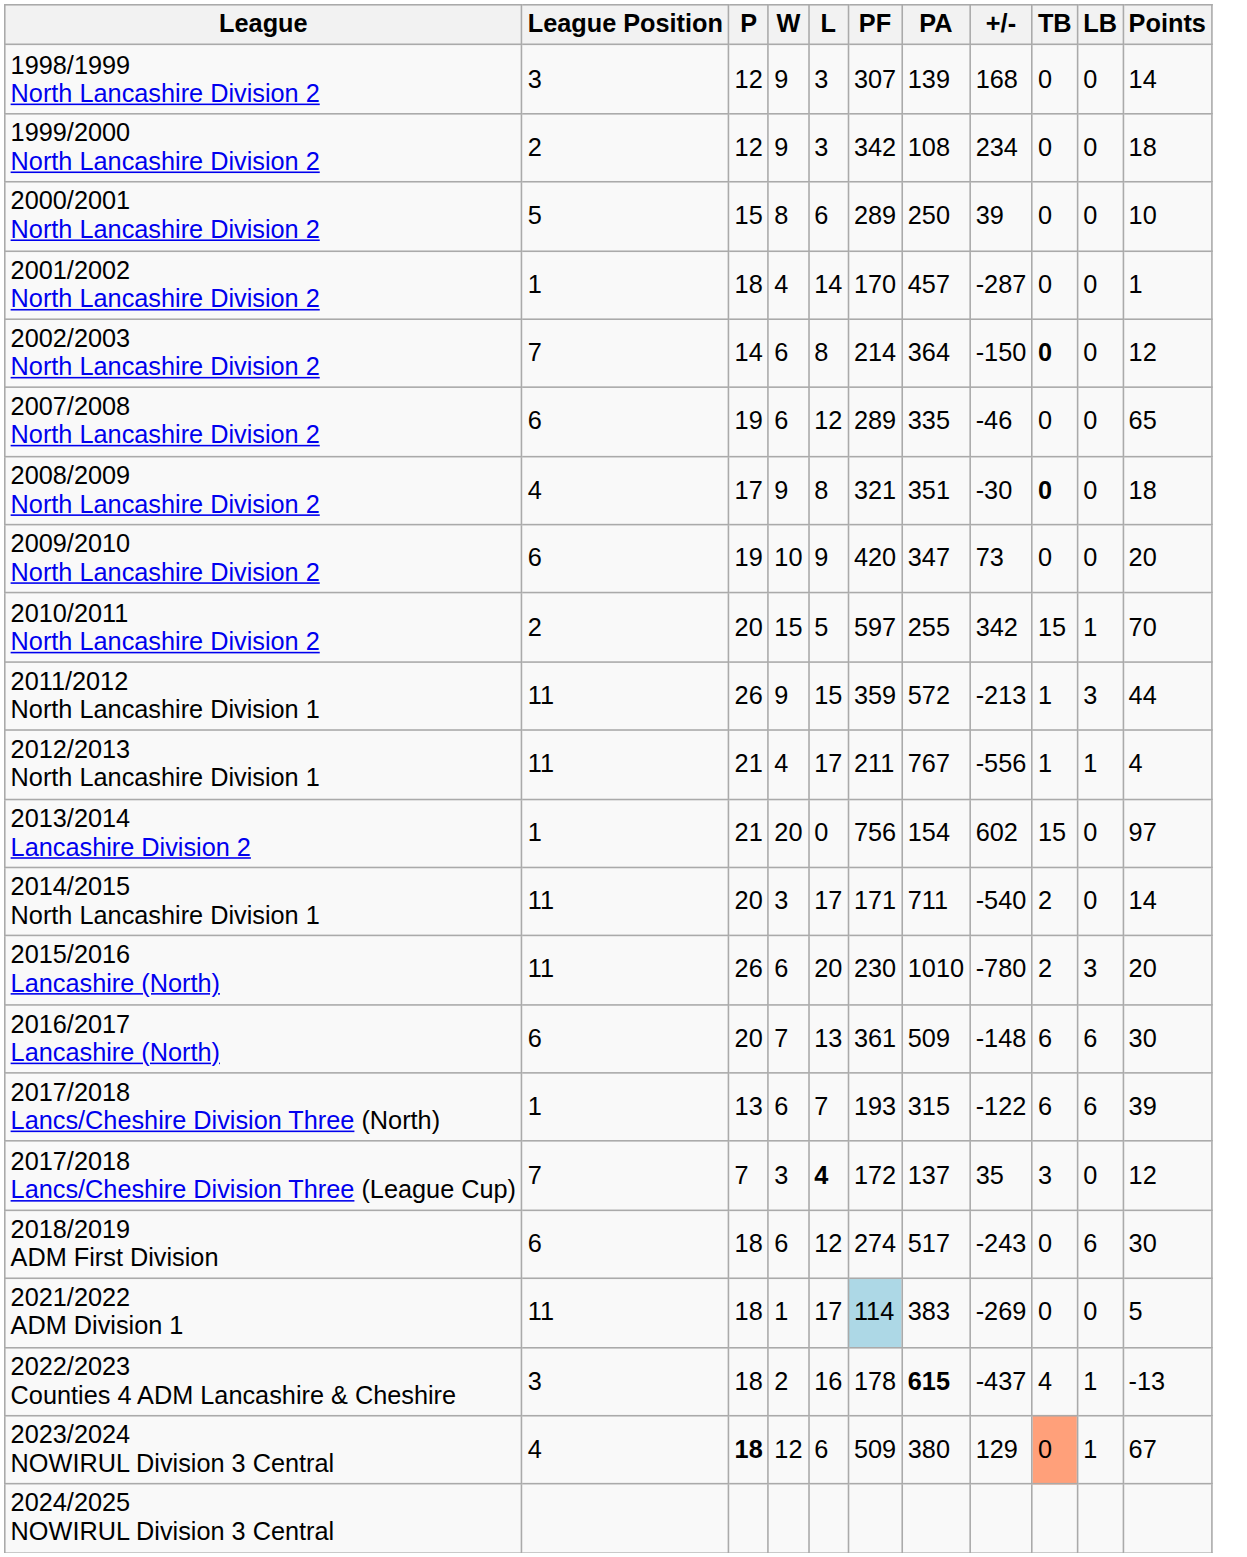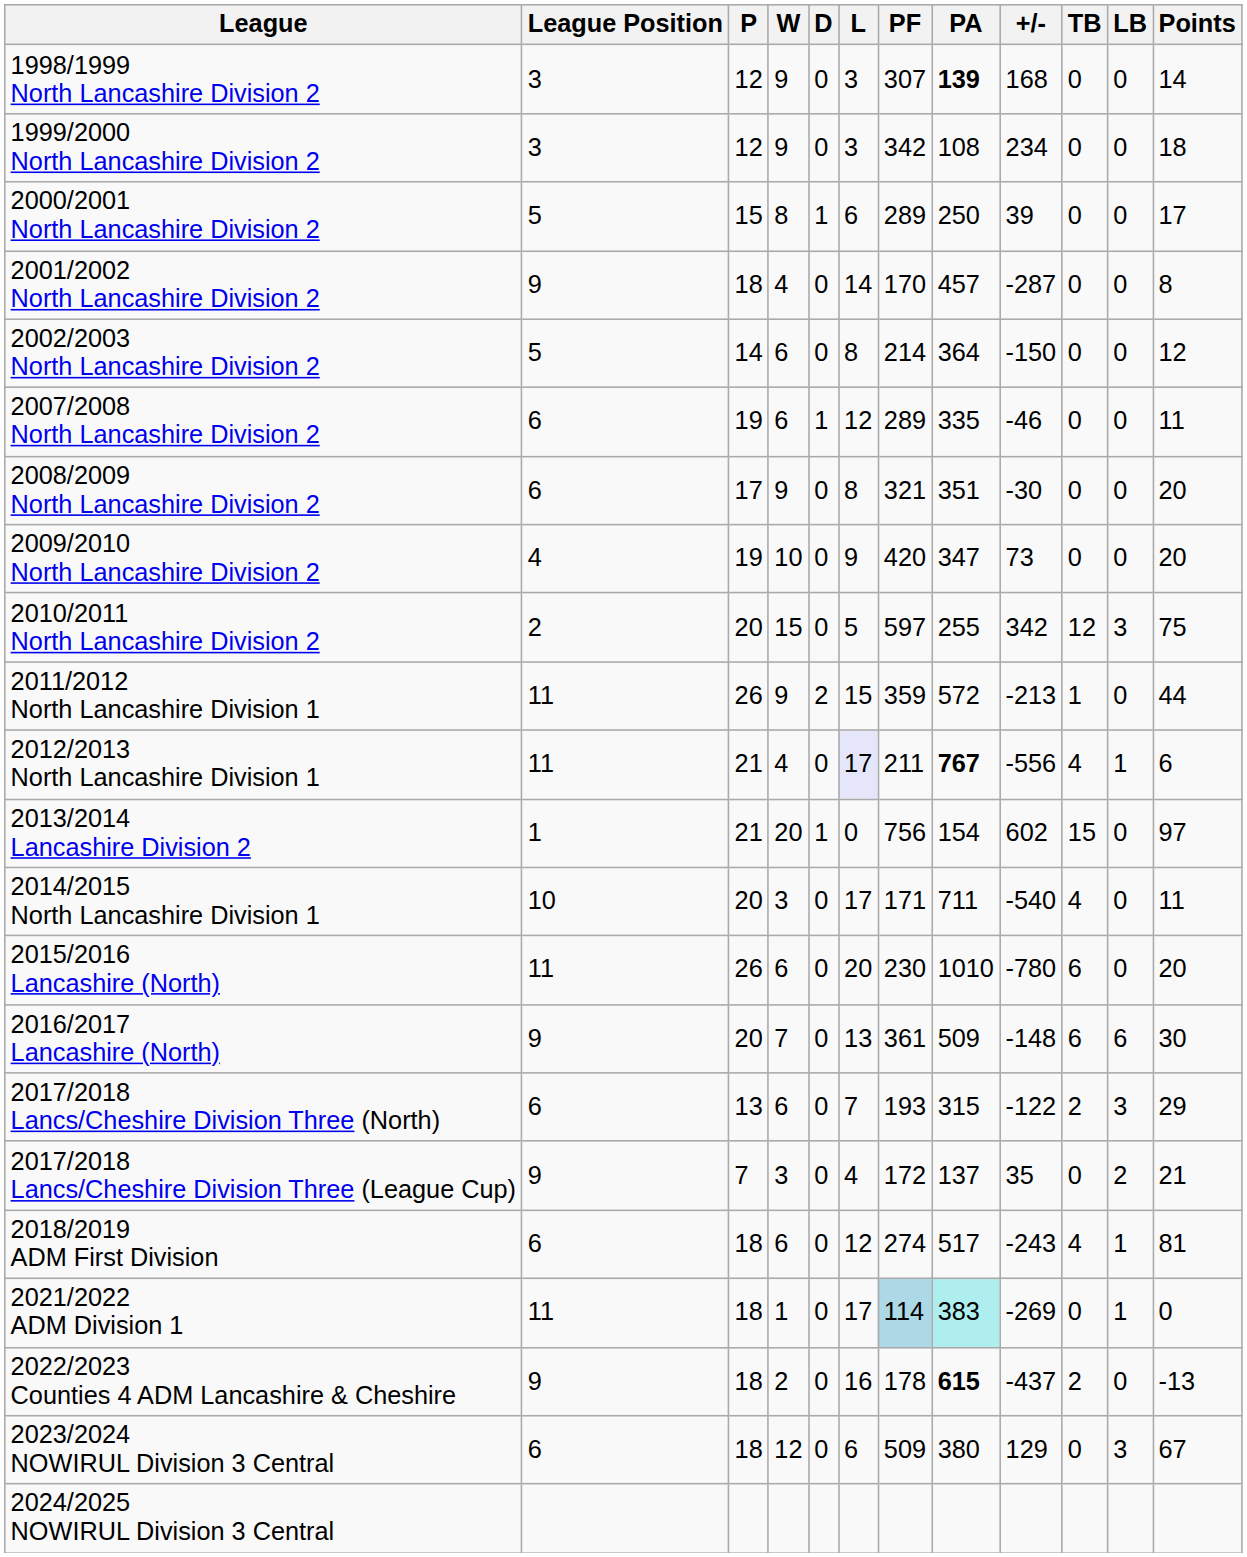+ column: (823, 24)
(929, 78) normal -> (959, 78) bold
(535, 147) 2 -> (535, 147) 3
(1143, 215) 10 -> (1173, 215) 17
(535, 284) 1 -> (535, 284) 9
(1136, 284) 1 -> (1166, 284) 8
(535, 352) 7 -> (535, 352) 5
(1045, 352) bold -> (1075, 352) normal
(1143, 421) 65 -> (1172, 421) 11
(535, 490) 4 -> (535, 490) 6
(1045, 490) bold -> (1075, 490) normal
(1143, 490) 18 -> (1173, 490) 20
(535, 558) 6 -> (535, 558) 4
(1052, 627) 15 -> (1082, 627) 12
(1090, 627) 1 -> (1120, 627) 3
(1143, 627) 70 -> (1173, 627) 75
(1090, 695) 3 -> (1120, 695) 0
(828, 764) no background -> (858, 764) lavender background
(929, 764) normal -> (959, 764) bold
(1045, 764) 1 -> (1075, 764) 4
(1136, 764) 4 -> (1166, 764) 6
(541, 901) 11 -> (542, 901) 10
(1045, 901) 2 -> (1075, 901) 4
(1143, 901) 14 -> (1172, 901) 11
(1045, 969) 2 -> (1075, 969) 6
(1090, 969) 3 -> (1120, 969) 0
(535, 1038) 6 -> (535, 1038) 9
(535, 1106) 1 -> (535, 1106) 6
(1045, 1106) 6 -> (1075, 1106) 2
(1090, 1106) 6 -> (1120, 1106) 3
(1143, 1106) 39 -> (1173, 1106) 29
(535, 1175) 7 -> (535, 1175) 9
(821, 1175) bold -> (851, 1175) normal
(1045, 1175) 3 -> (1075, 1175) 0
(1090, 1175) 0 -> (1120, 1175) 2
(1143, 1175) 12 -> (1173, 1175) 21
(1045, 1243) 0 -> (1075, 1243) 4
(1090, 1243) 6 -> (1120, 1243) 1
(1143, 1243) 30 -> (1173, 1243) 81
(929, 1312) no background -> (959, 1312) paleturquoise background
(1090, 1312) 0 -> (1120, 1312) 1
(1136, 1312) 5 -> (1166, 1312) 0
(535, 1380) 3 -> (535, 1380) 9
(1045, 1380) 4 -> (1075, 1380) 2
(1090, 1380) 1 -> (1120, 1380) 0
(535, 1449) 4 -> (535, 1449) 6
(749, 1449) bold -> (749, 1449) normal
(1045, 1449) lightsalmon background -> (1075, 1449) no background
(1090, 1449) 1 -> (1120, 1449) 3
